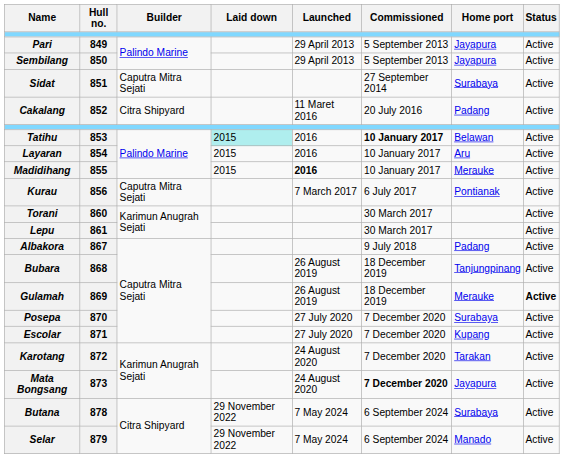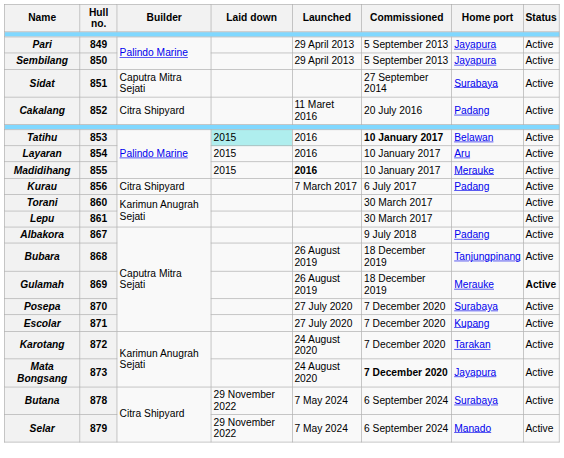(151, 192) Caputra Mitra Sejati -> (152, 186) Citra Shipyard
(477, 192) Pontianak -> (472, 186) Padang
